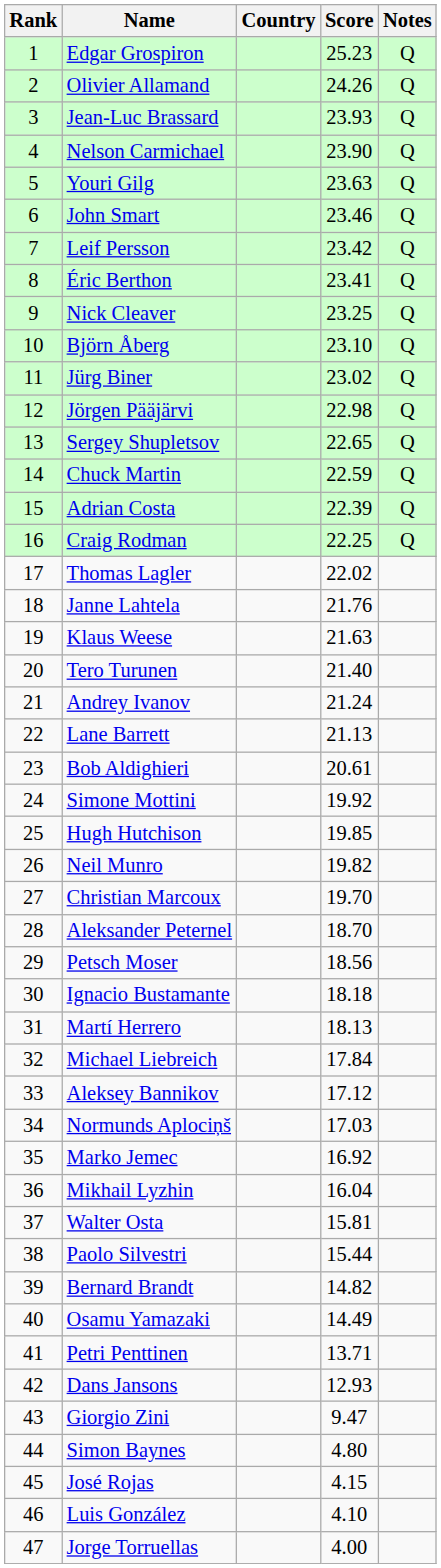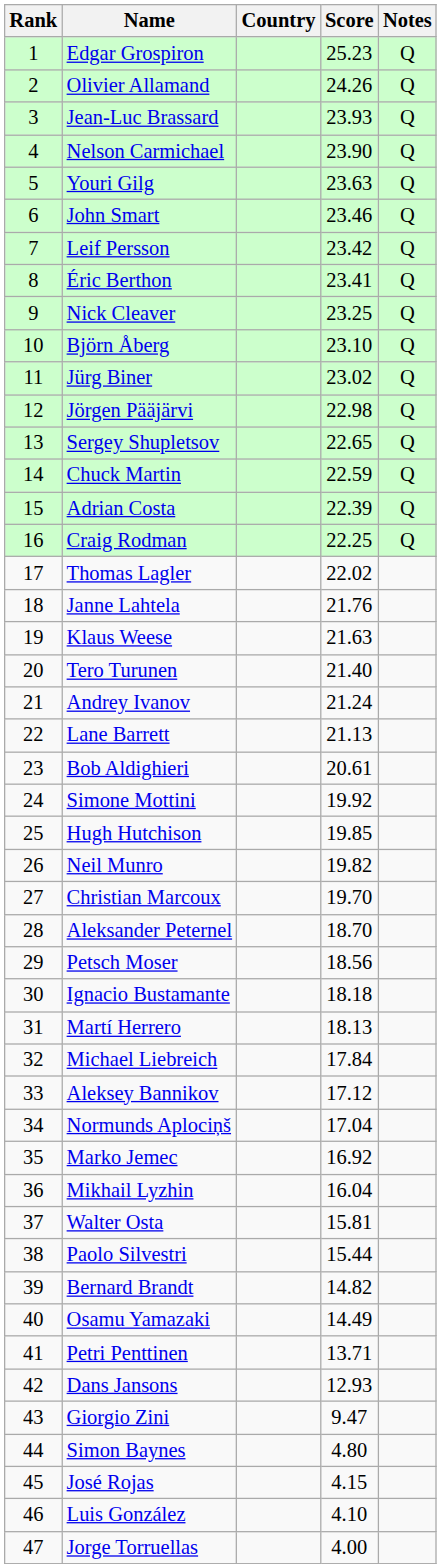(349, 1125) 17.03 -> (349, 1125) 17.04
